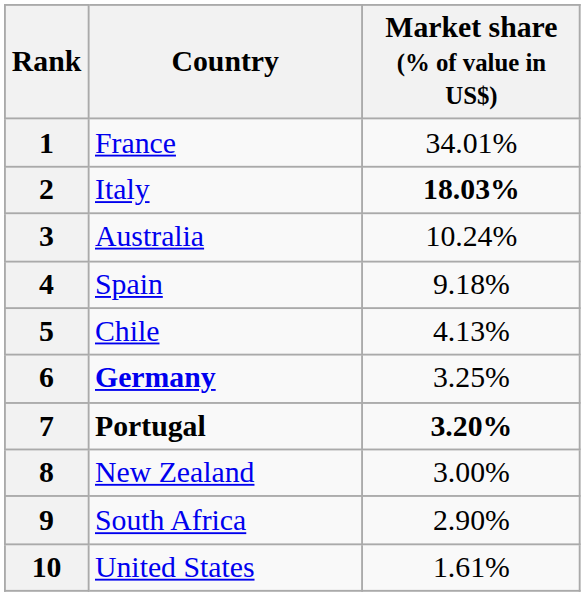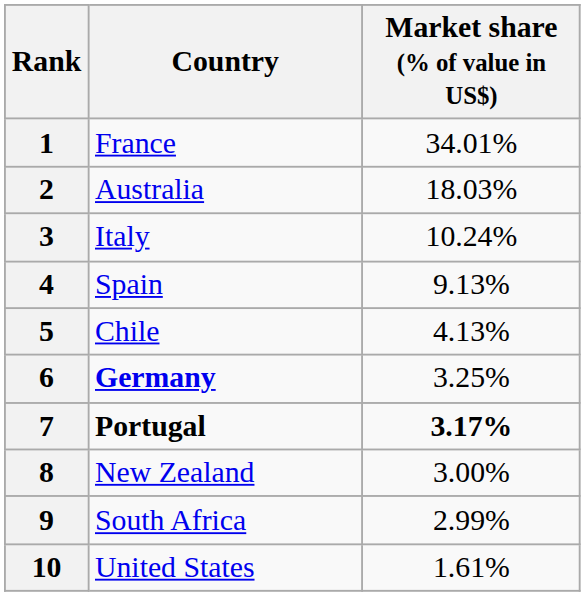(122, 189) Italy -> (150, 189) Australia
(471, 189) bold -> (471, 189) normal
(150, 236) Australia -> (122, 236) Italy
(471, 283) 9.18% -> (471, 283) 9.13%
(471, 425) 3.20% -> (471, 425) 3.17%
(471, 519) 2.90% -> (471, 519) 2.99%
